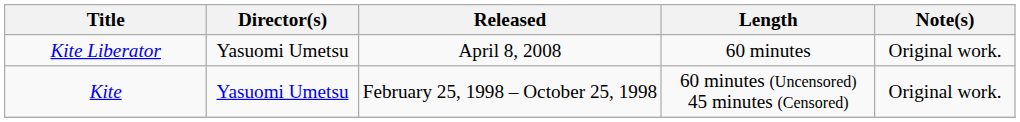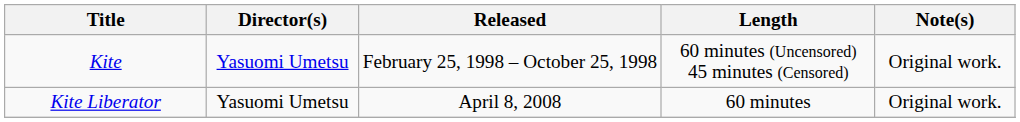rows swapped: (106, 91) <-> (106, 50)
